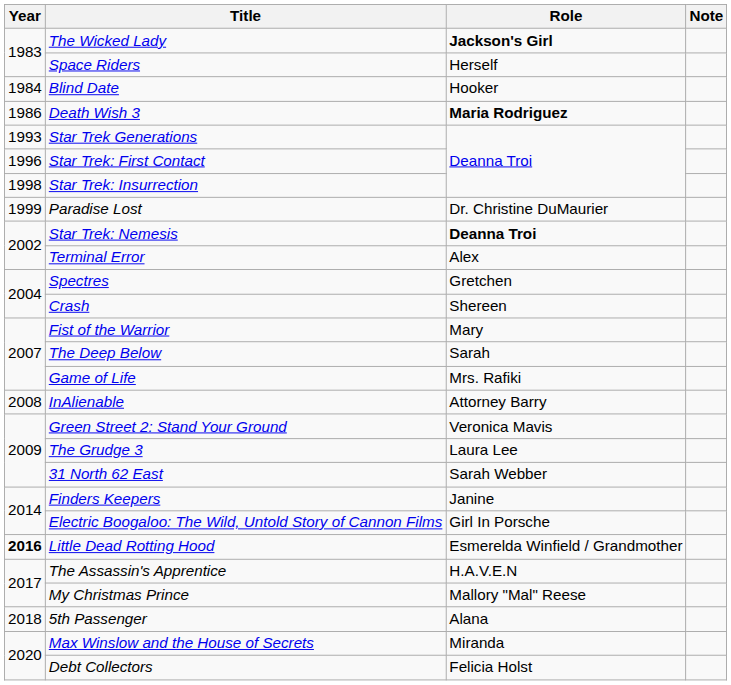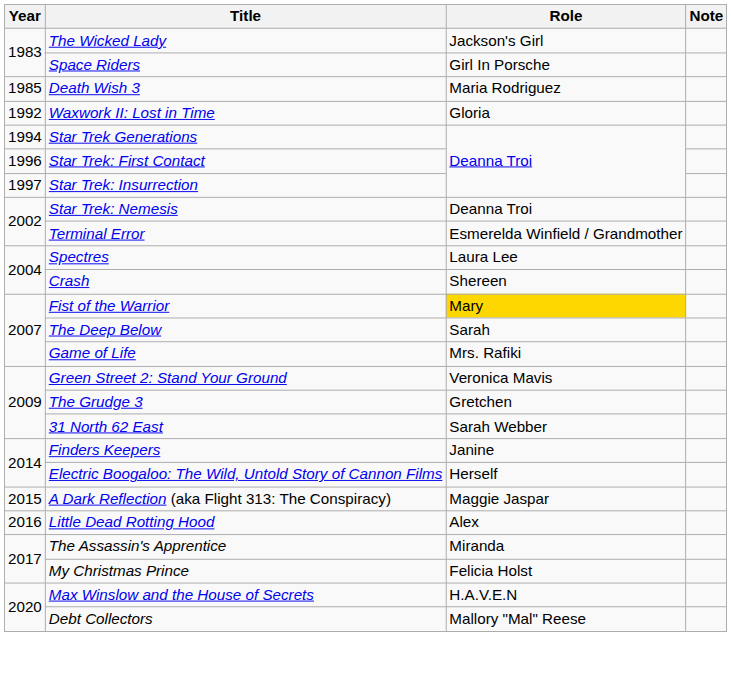(501, 40) bold -> (496, 40) normal
(473, 64) Herself -> (500, 64) Girl In Porsche
- row: (84, 88)
(25, 112) 1986 -> (25, 88) 1985
(508, 112) bold -> (505, 88) normal
+ row: (132, 112)
(25, 137) 1993 -> (25, 137) 1994
(25, 185) 1998 -> (25, 185) 1997
- row: (95, 209)
(493, 233) bold -> (491, 209) normal
(464, 257) Alex -> (566, 233) Esmerelda Winfield / Grandmother
(481, 281) Gretchen -> (484, 257) Laura Lee
(466, 329) no background -> (466, 305) gold background
- row: (86, 402)
(484, 450) Laura Lee -> (481, 402) Gretchen
(500, 522) Girl In Porsche -> (473, 474) Herself
+ row: (220, 498)
(25, 546) bold -> (25, 522) normal
(566, 546) Esmerelda Winfield / Grandmother -> (464, 522) Alex
(483, 570) H.A.V.E.N -> (477, 546) Miranda
(518, 595) Mallory "Mal" Reese -> (491, 570) Felicia Holst
- row: (98, 619)
(477, 643) Miranda -> (483, 595) H.A.V.E.N
(491, 667) Felicia Holst -> (518, 619) Mallory "Mal" Reese
